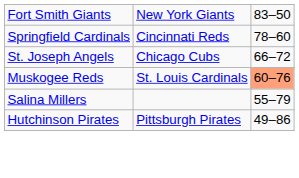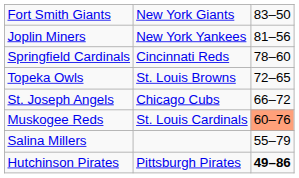+ row: (47, 36)
+ row: (45, 78)
(272, 120) normal -> (272, 162) bold
